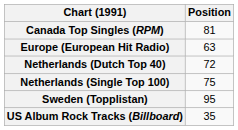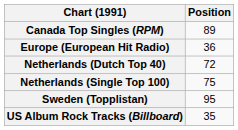(209, 30) 81 -> (209, 30) 89
(209, 47) 63 -> (209, 47) 36
